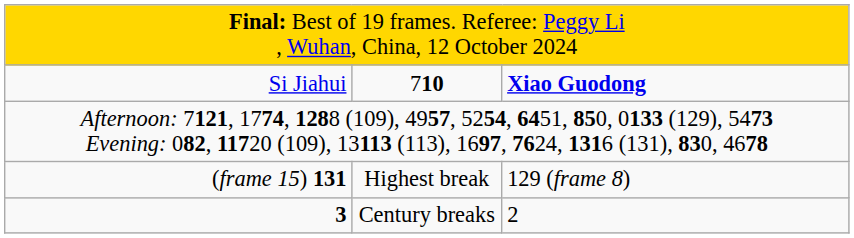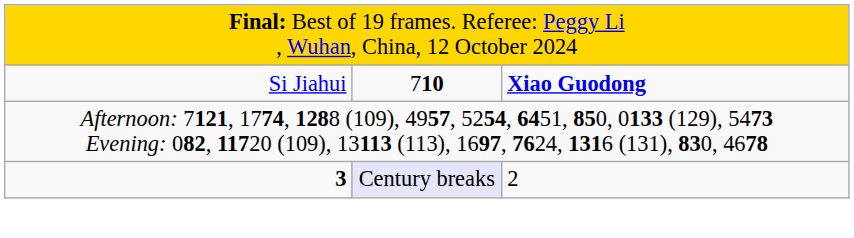- row: (279, 179)
(427, 214) no background -> (427, 179) lavender background
